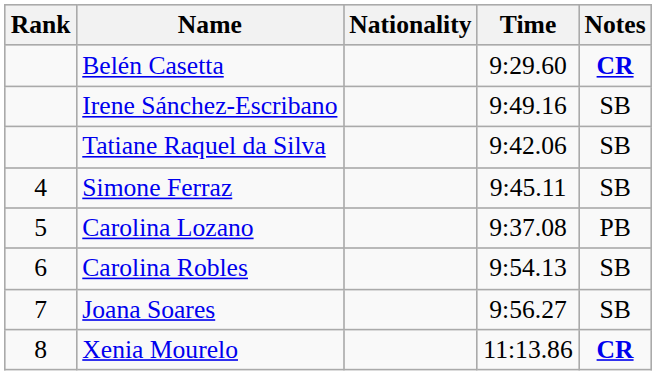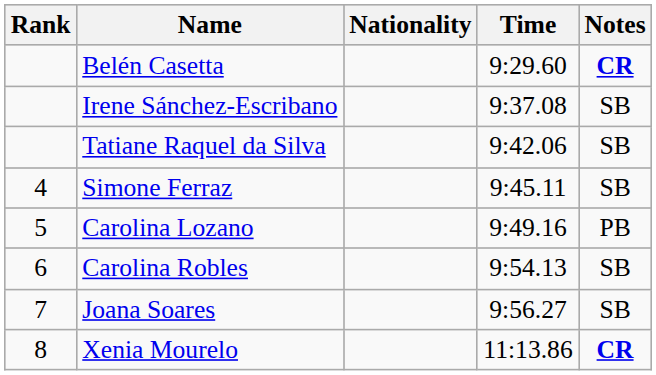(528, 106) 9:49.16 -> (528, 106) 9:37.08
(528, 227) 9:37.08 -> (528, 227) 9:49.16
